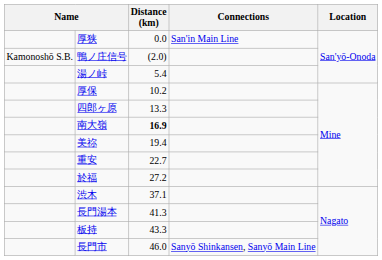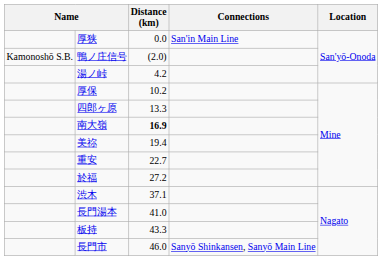(160, 74) 5.4 -> (160, 74) 4.2
(158, 212) 41.3 -> (158, 212) 41.0
